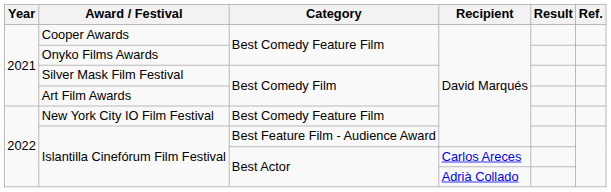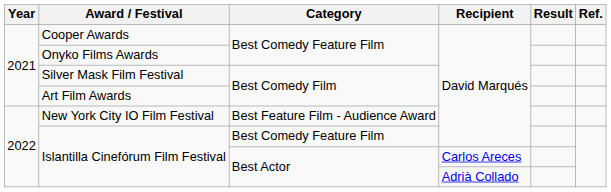(308, 116) Best Comedy Feature Film -> (334, 116) Best Feature Film - Audience Award
(334, 136) Best Feature Film - Audience Award -> (308, 136) Best Comedy Feature Film
